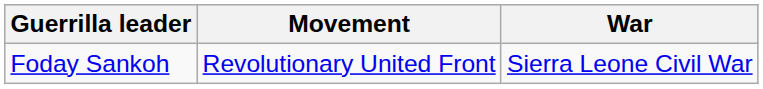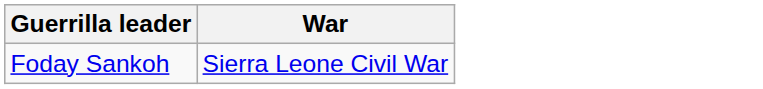- column: (349, 24)
